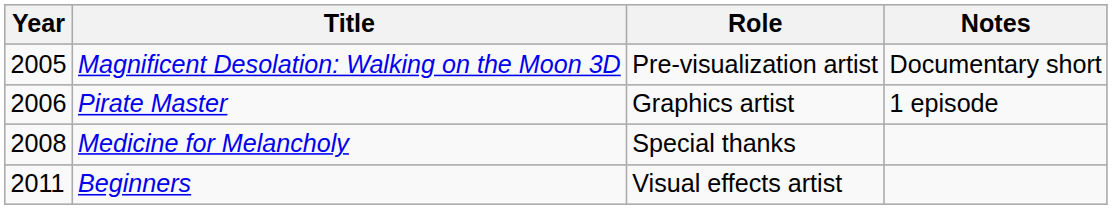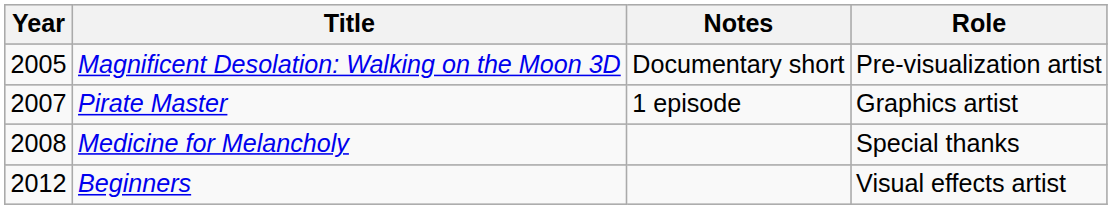columns swapped: (755, 24) <-> (996, 24)
(39, 104) 2006 -> (39, 104) 2007
(38, 183) 2011 -> (39, 183) 2012
